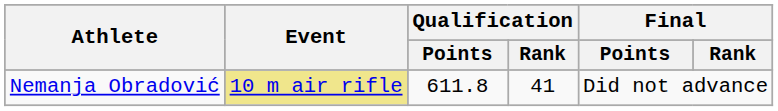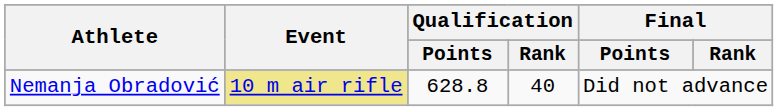(457, 87) 611.8 -> (457, 87) 628.8
(543, 87) 41 -> (543, 87) 40
